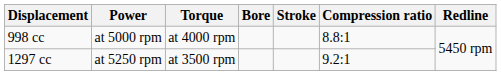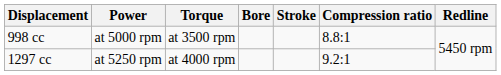(202, 37) at 4000 rpm -> (202, 37) at 3500 rpm
(202, 59) at 3500 rpm -> (202, 59) at 4000 rpm
